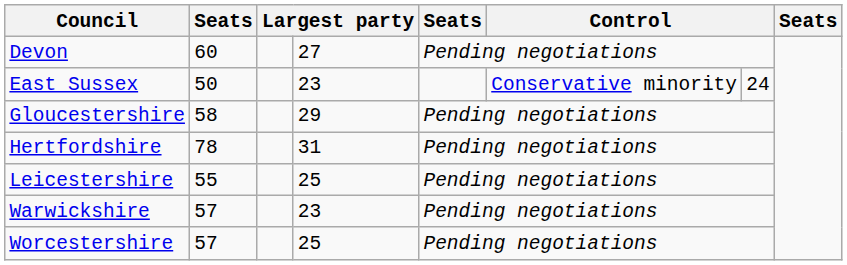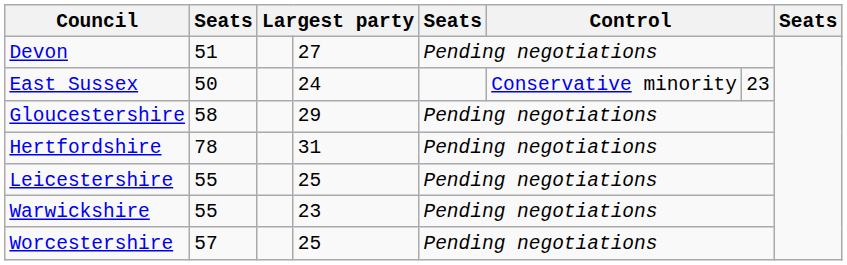(206, 52) 60 -> (206, 52) 51
(309, 84) 23 -> (309, 84) 24
(758, 84) 24 -> (758, 84) 23
(206, 211) 57 -> (206, 211) 55
